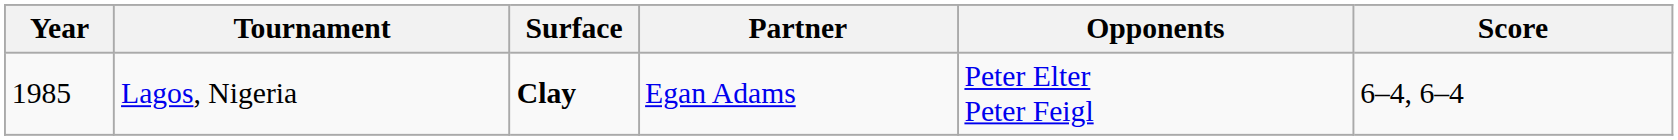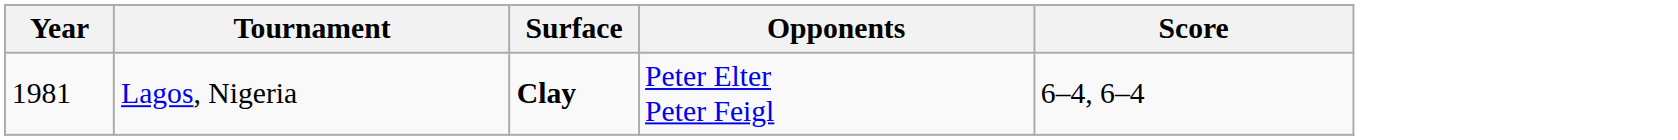- column: (798, 28)
(41, 93) 1985 -> (41, 93) 1981
